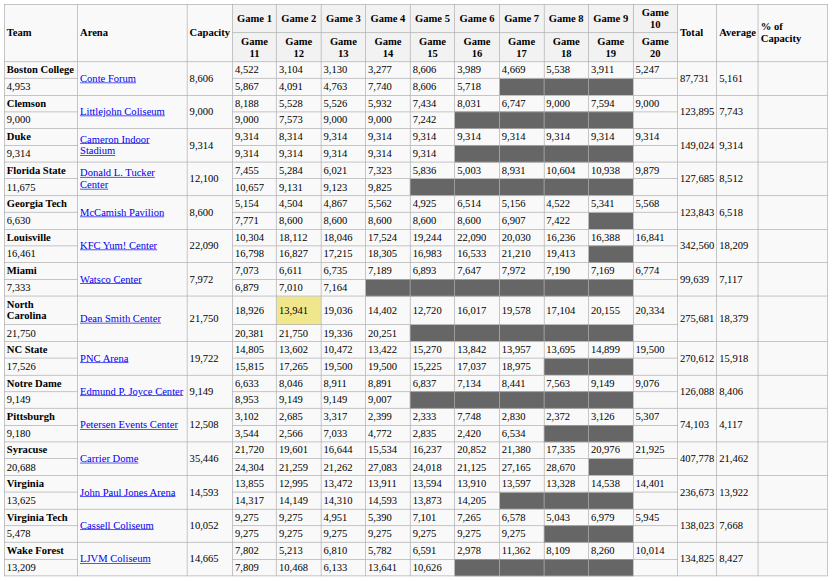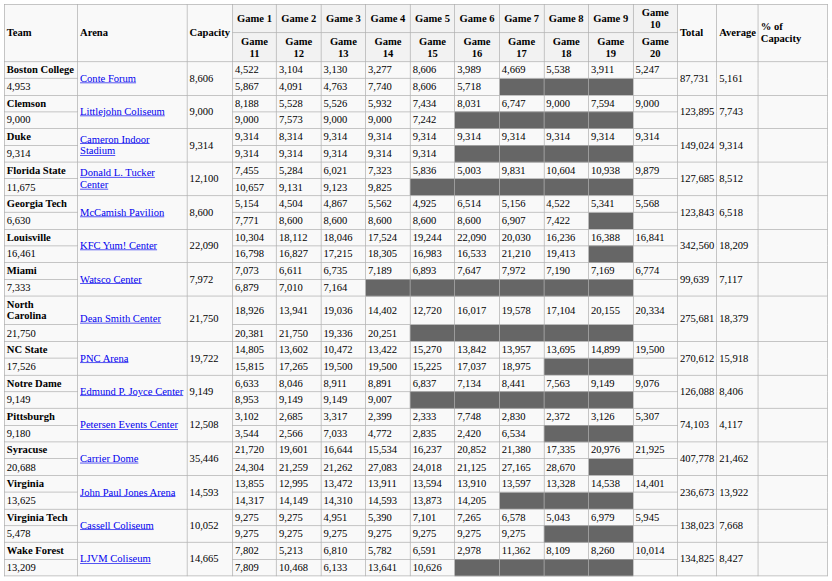(514, 170) 8,931 -> (514, 170) 9,831
(293, 310) khaki background -> (293, 310) no background
